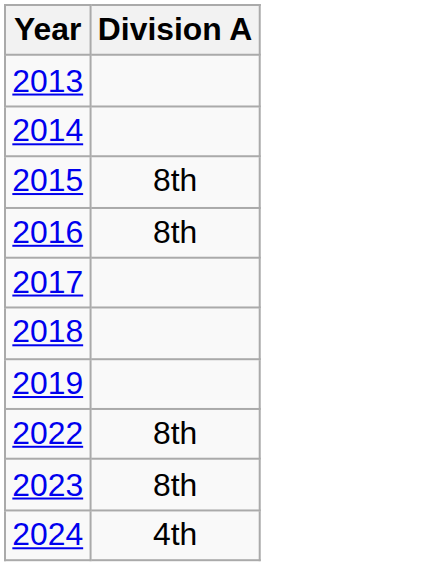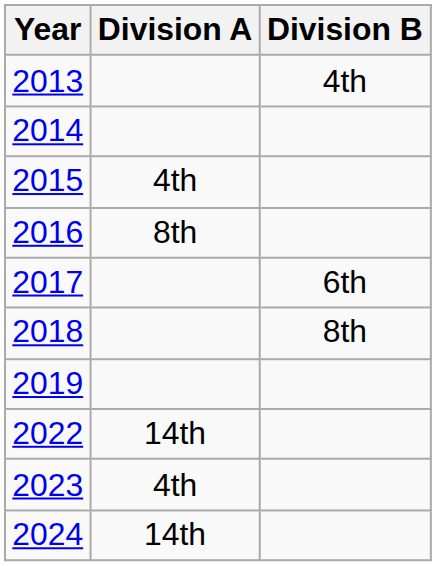+ column: (345, 29)
(175, 181) 8th -> (175, 181) 4th
(175, 433) 8th -> (175, 433) 14th
(175, 484) 8th -> (175, 484) 4th
(175, 534) 4th -> (175, 534) 14th
